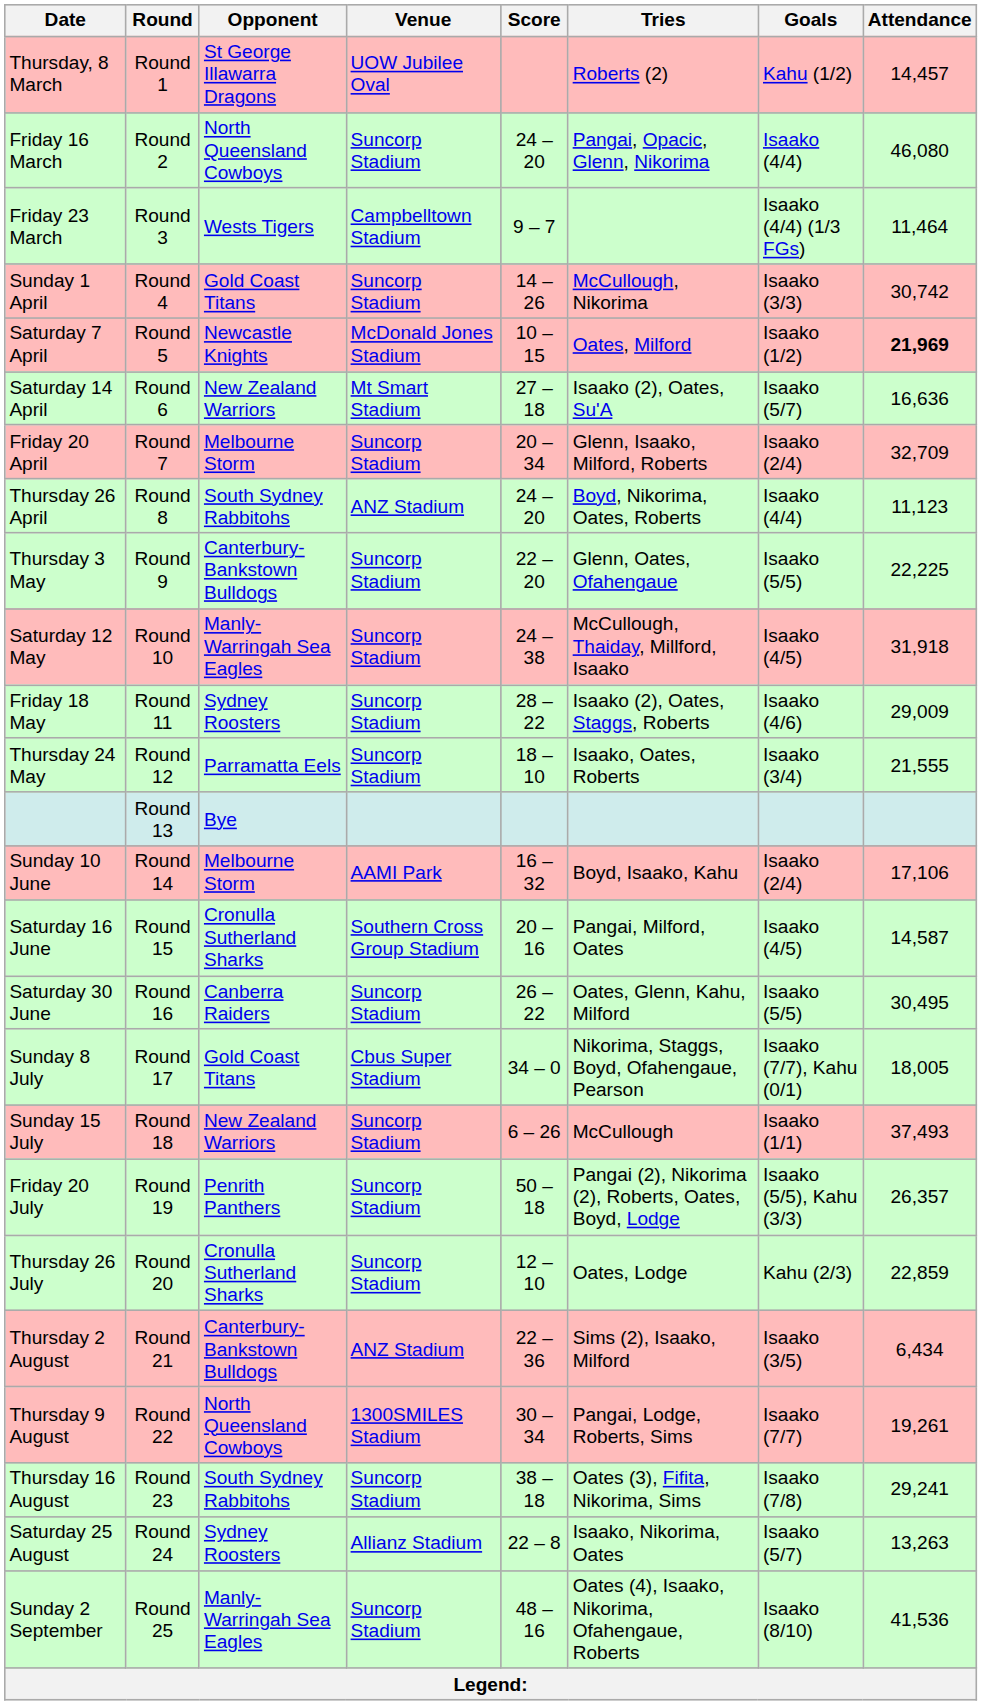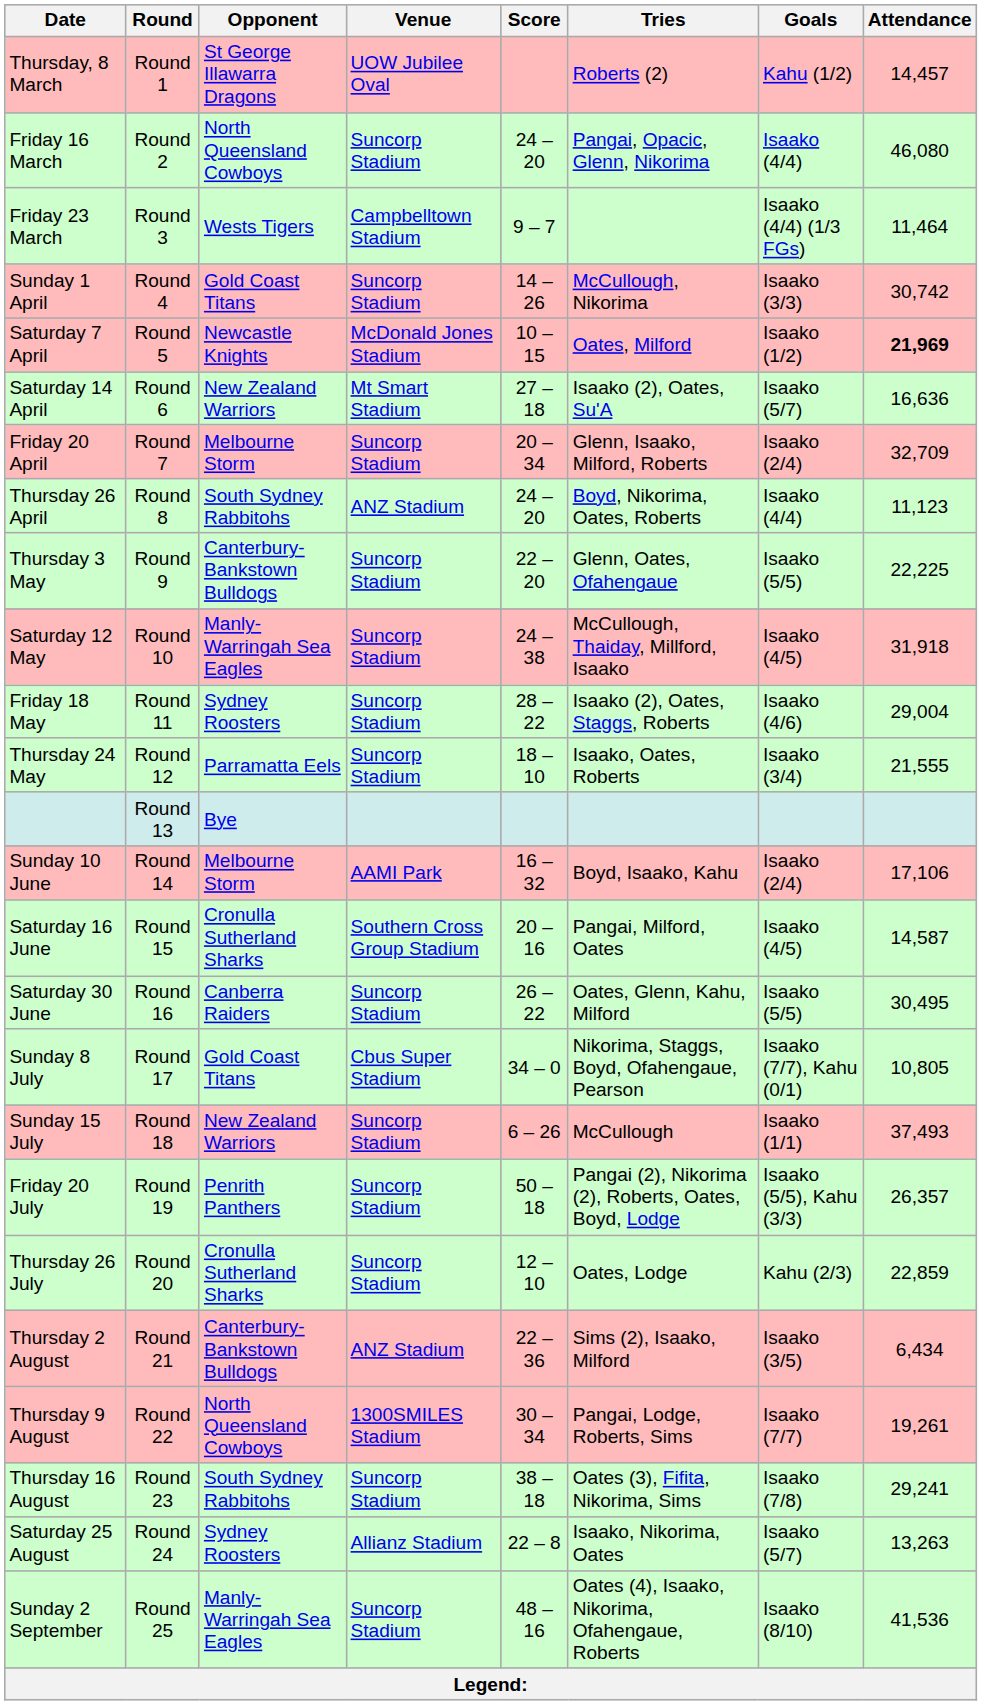(920, 712) 29,009 -> (920, 712) 29,004
(920, 1067) 18,005 -> (920, 1067) 10,805
